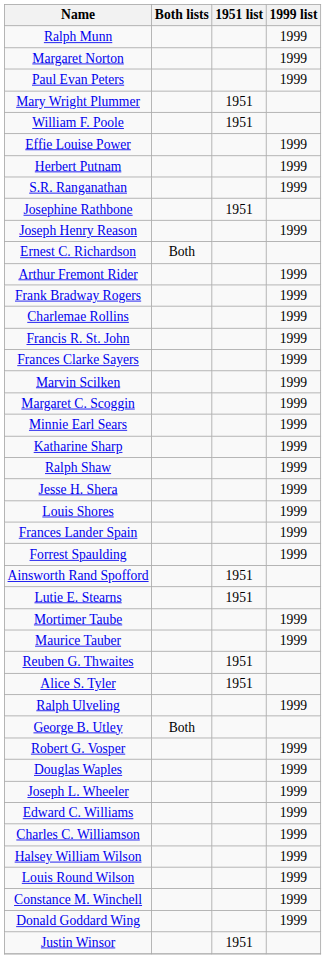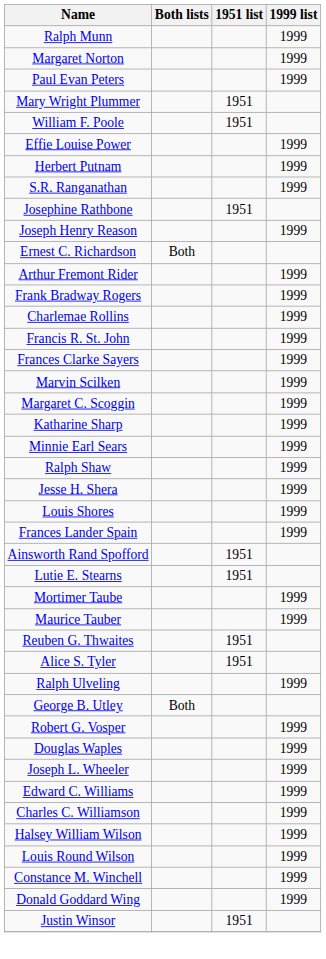rows swapped: (78, 425) <-> (78, 446)
- row: (78, 554)
